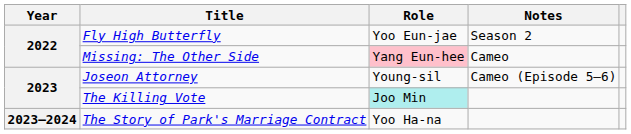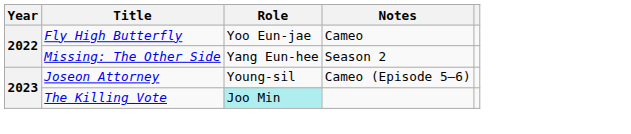(501, 36) Season 2 -> (344, 36) Cameo
(419, 56) pink background -> (273, 56) no background
(490, 56) Cameo -> (356, 56) Season 2
- row: (225, 119)
